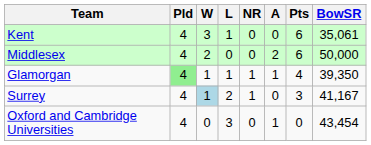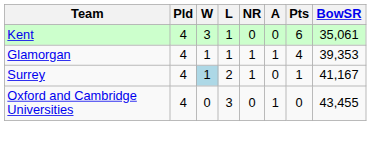- row: (36, 55)
(183, 75) lightgreen background -> (183, 55) no background
(339, 75) 39,350 -> (339, 55) 39,353
(299, 95) 3 -> (299, 75) 1
(339, 123) 43,454 -> (339, 103) 43,455
